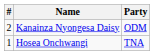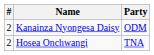(9, 43) 1 -> (9, 43) 2
